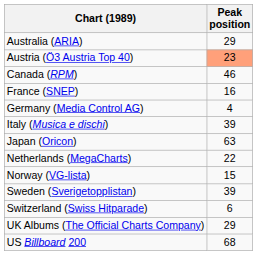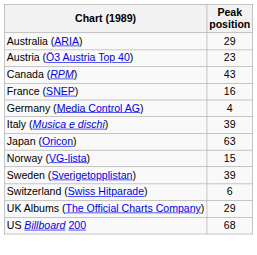(230, 58) lightsalmon background -> (230, 58) no background
(230, 74) 46 -> (230, 74) 43
- row: (69, 158)
